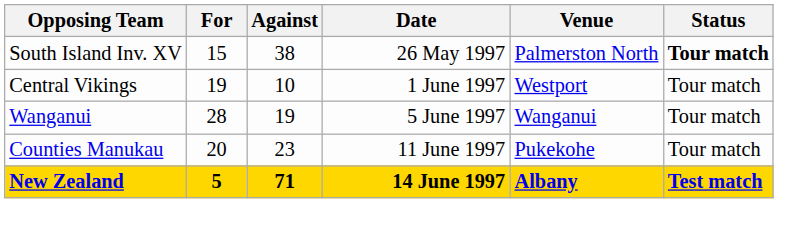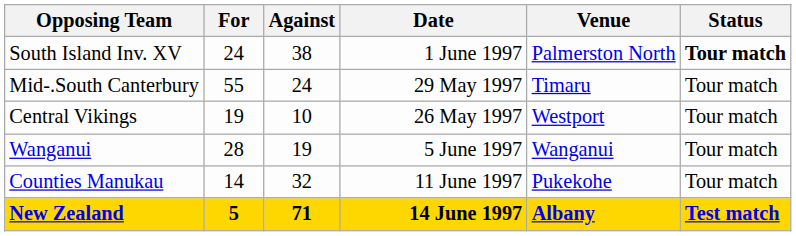(217, 52) 15 -> (234, 52) 24
(451, 52) 26 May 1997 -> (473, 52) 1 June 1997
+ row: (104, 85)
(456, 85) 1 June 1997 -> (468, 117) 26 May 1997
(217, 149) 20 -> (234, 181) 14
(285, 149) 23 -> (302, 181) 32
